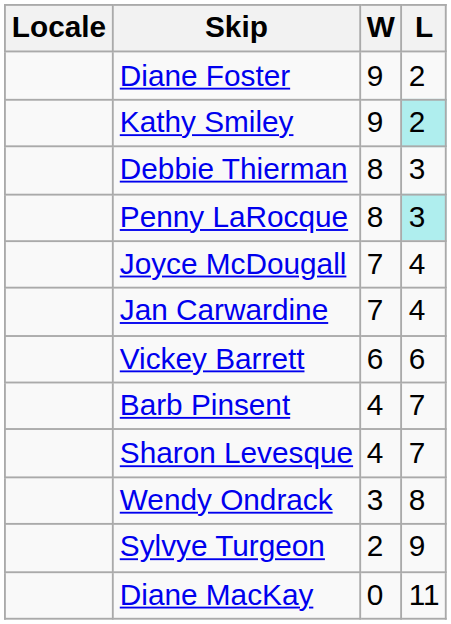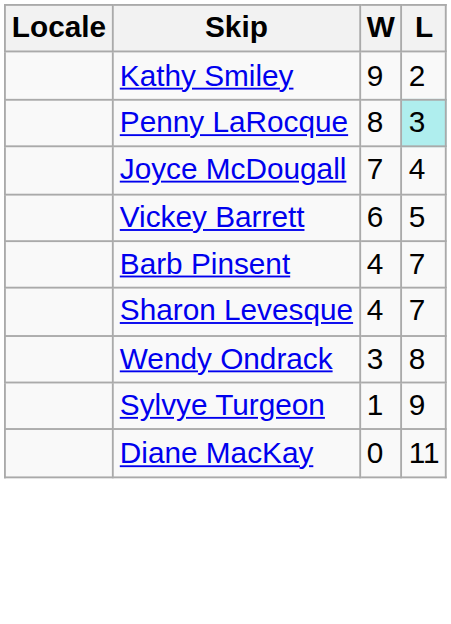- row: (205, 75)
(417, 122) paleturquoise background -> (417, 75) no background
- row: (234, 169)
- row: (224, 311)
(417, 358) 6 -> (417, 216) 5
(375, 547) 2 -> (375, 405) 1
